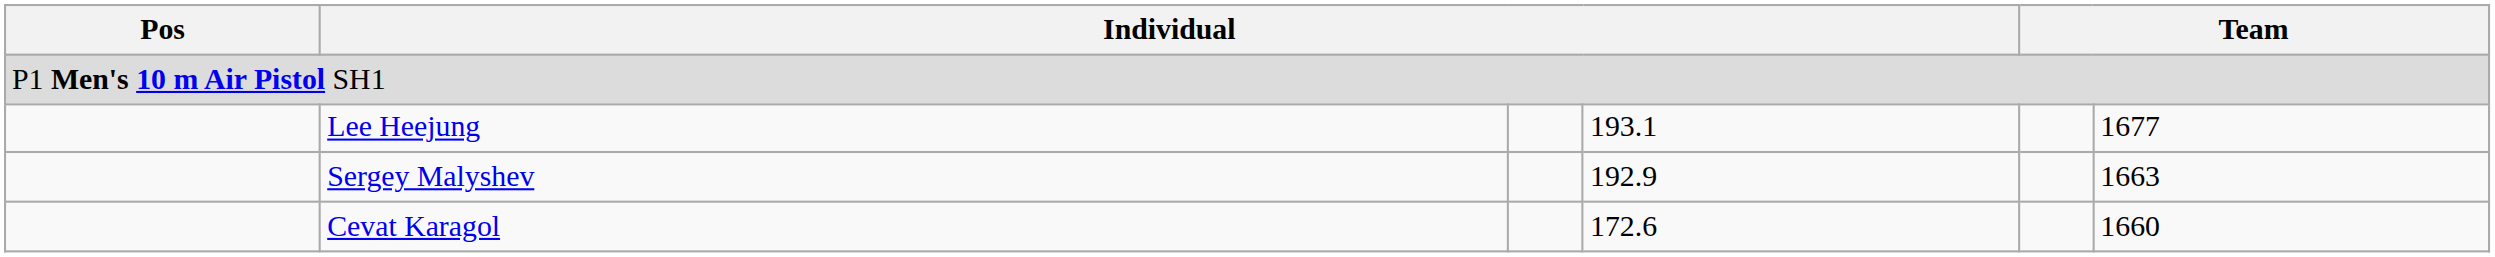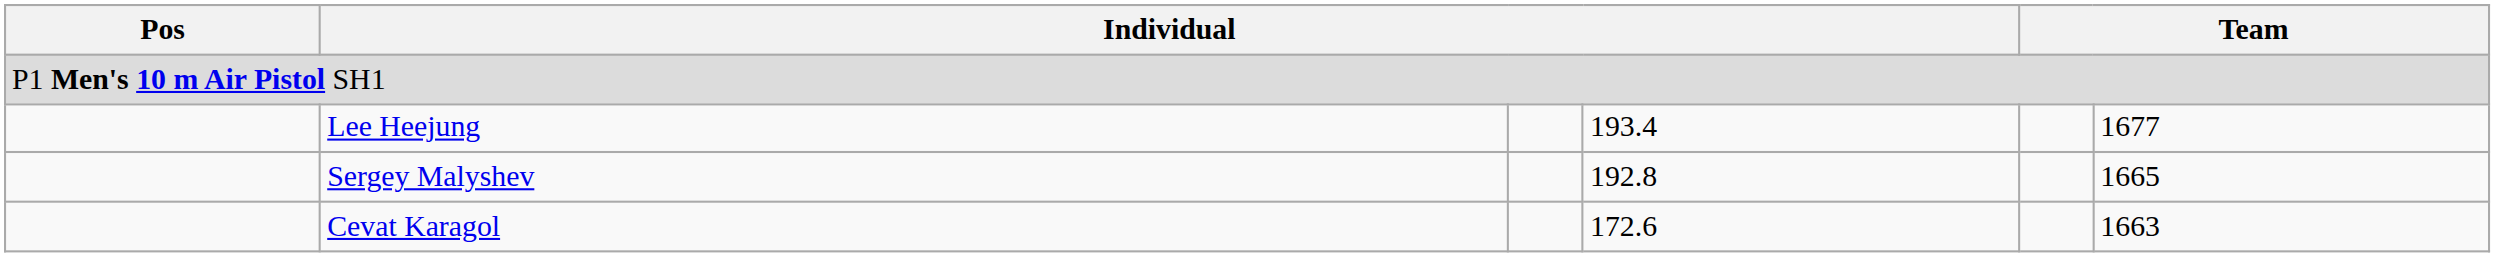(1624, 127) 193.1 -> (1624, 127) 193.4
(1624, 176) 192.9 -> (1624, 176) 192.8
(2130, 176) 1663 -> (2130, 176) 1665
(2130, 226) 1660 -> (2130, 226) 1663
